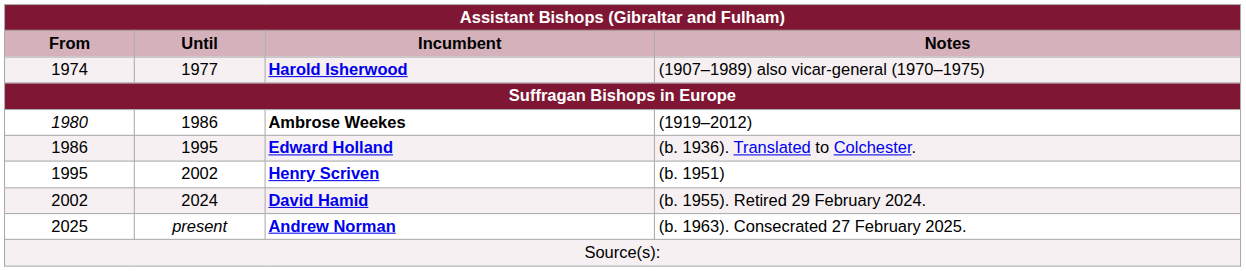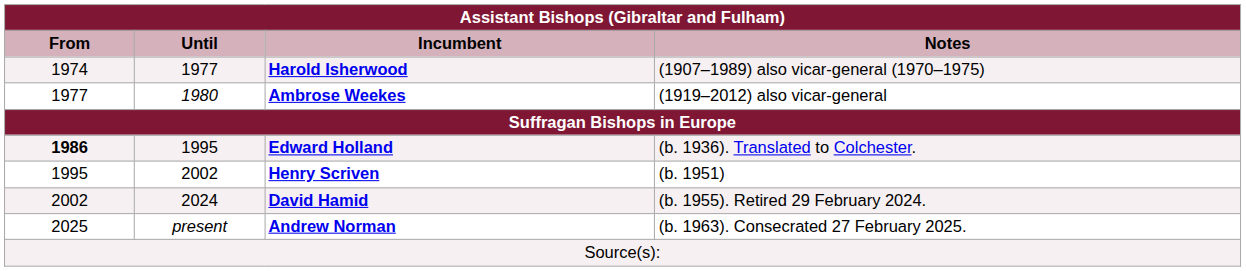+ row: (773, 95)
- row: (705, 122)
(70, 148) normal -> (70, 148) bold
